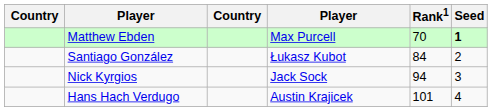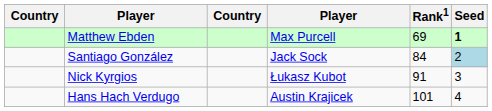(419, 37) 70 -> (419, 37) 69
(308, 57) Łukasz Kubot -> (299, 57) Jack Sock
(458, 57) no background -> (458, 57) lightblue background
(299, 77) Jack Sock -> (308, 77) Łukasz Kubot
(419, 77) 94 -> (419, 77) 91
